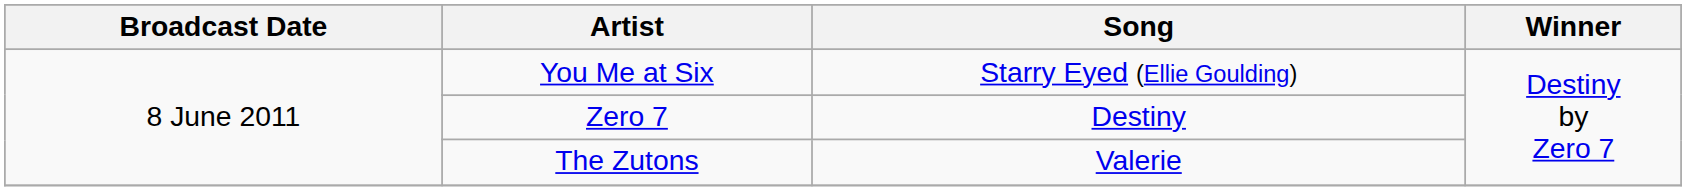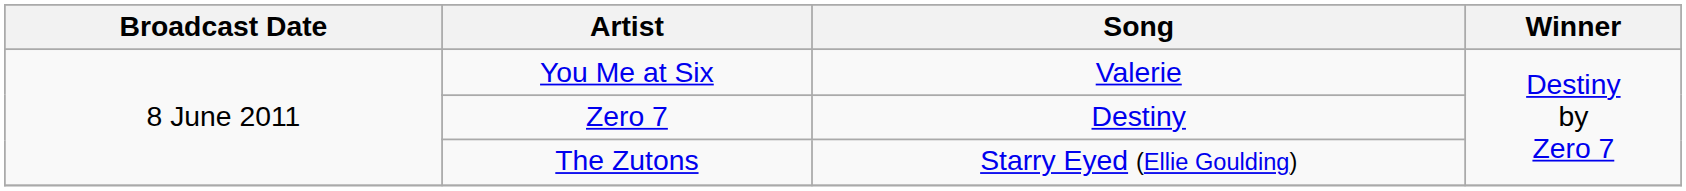(1139, 71) Starry Eyed (Ellie Goulding) -> (1139, 71) Valerie
(1139, 161) Valerie -> (1139, 161) Starry Eyed (Ellie Goulding)
